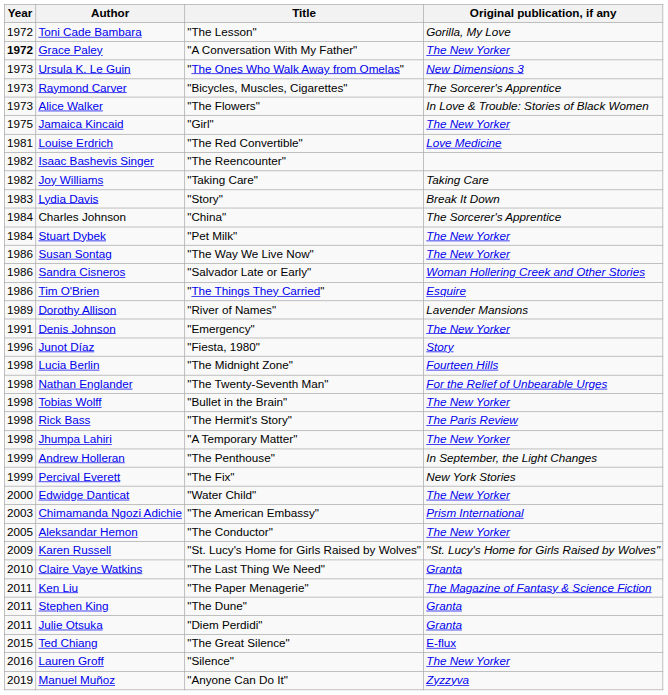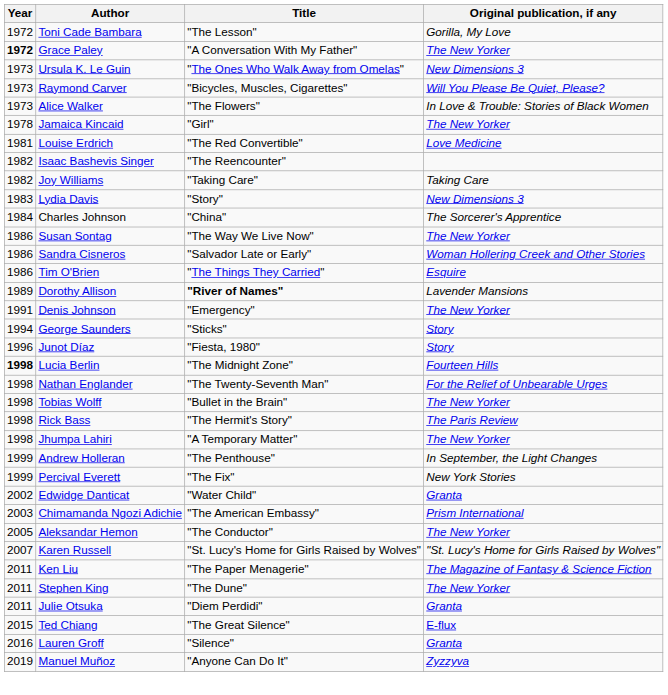(494, 87) The Sorcerer's Apprentice -> (515, 87) Will You Please Be Quiet, Please?
(20, 124) 1975 -> (20, 124) 1978
(463, 198) Break It Down -> (475, 198) New Dimensions 3
- row: (72, 236)
(232, 310) normal -> (235, 291) bold
+ row: (85, 328)
(20, 365) normal -> (20, 365) bold
(20, 495) 2000 -> (20, 495) 2002
(468, 495) The New Yorker -> (444, 495) Granta
(20, 550) 2009 -> (20, 550) 2007
- row: (90, 569)
(444, 606) Granta -> (468, 587) The New Yorker
(468, 662) The New Yorker -> (444, 643) Granta
